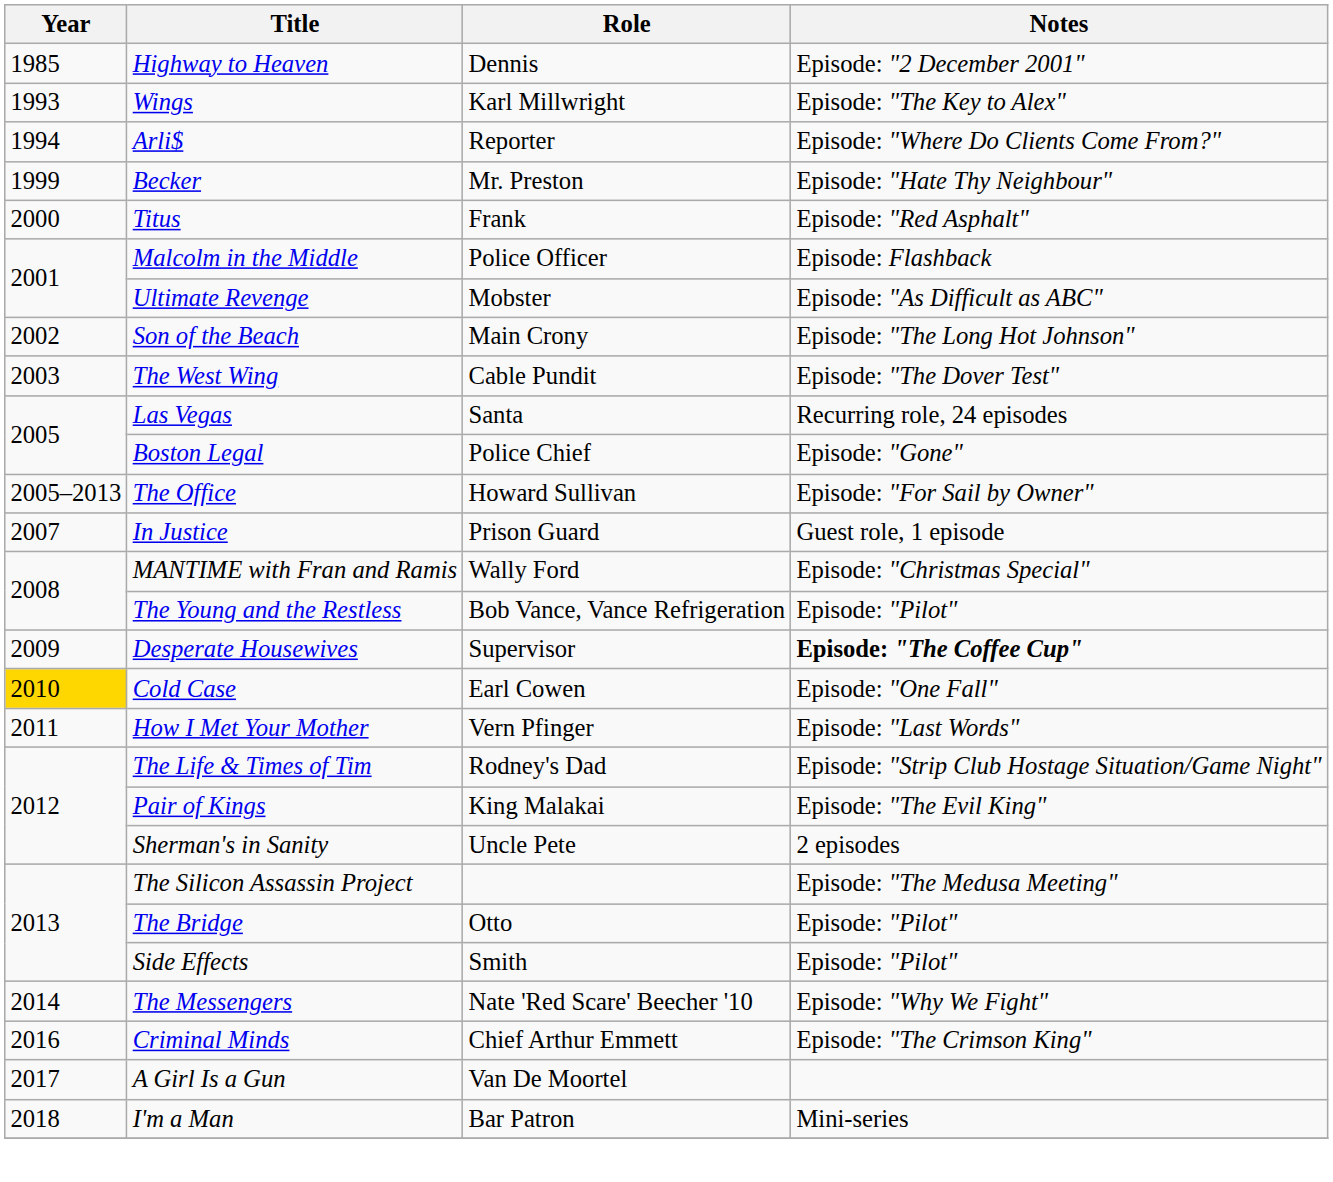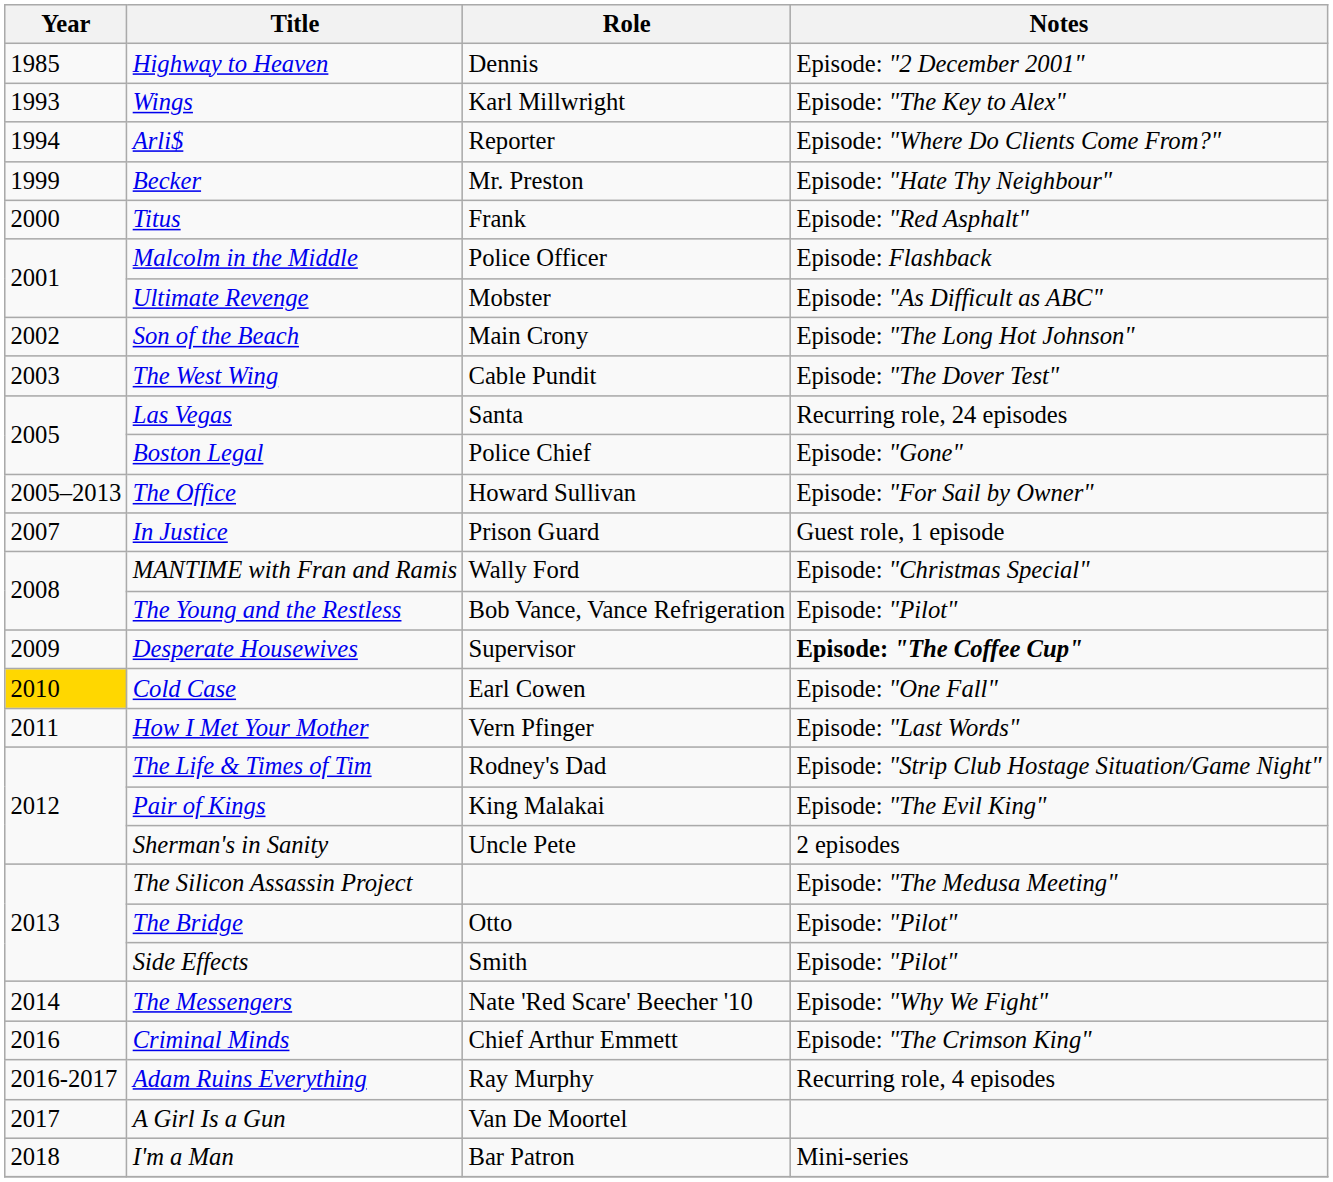+ row: (250, 1079)
